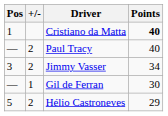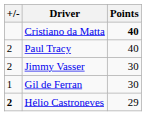- column: (15, 13)
(154, 66) 34 -> (133, 66) 30
(31, 102) normal -> (10, 102) bold
